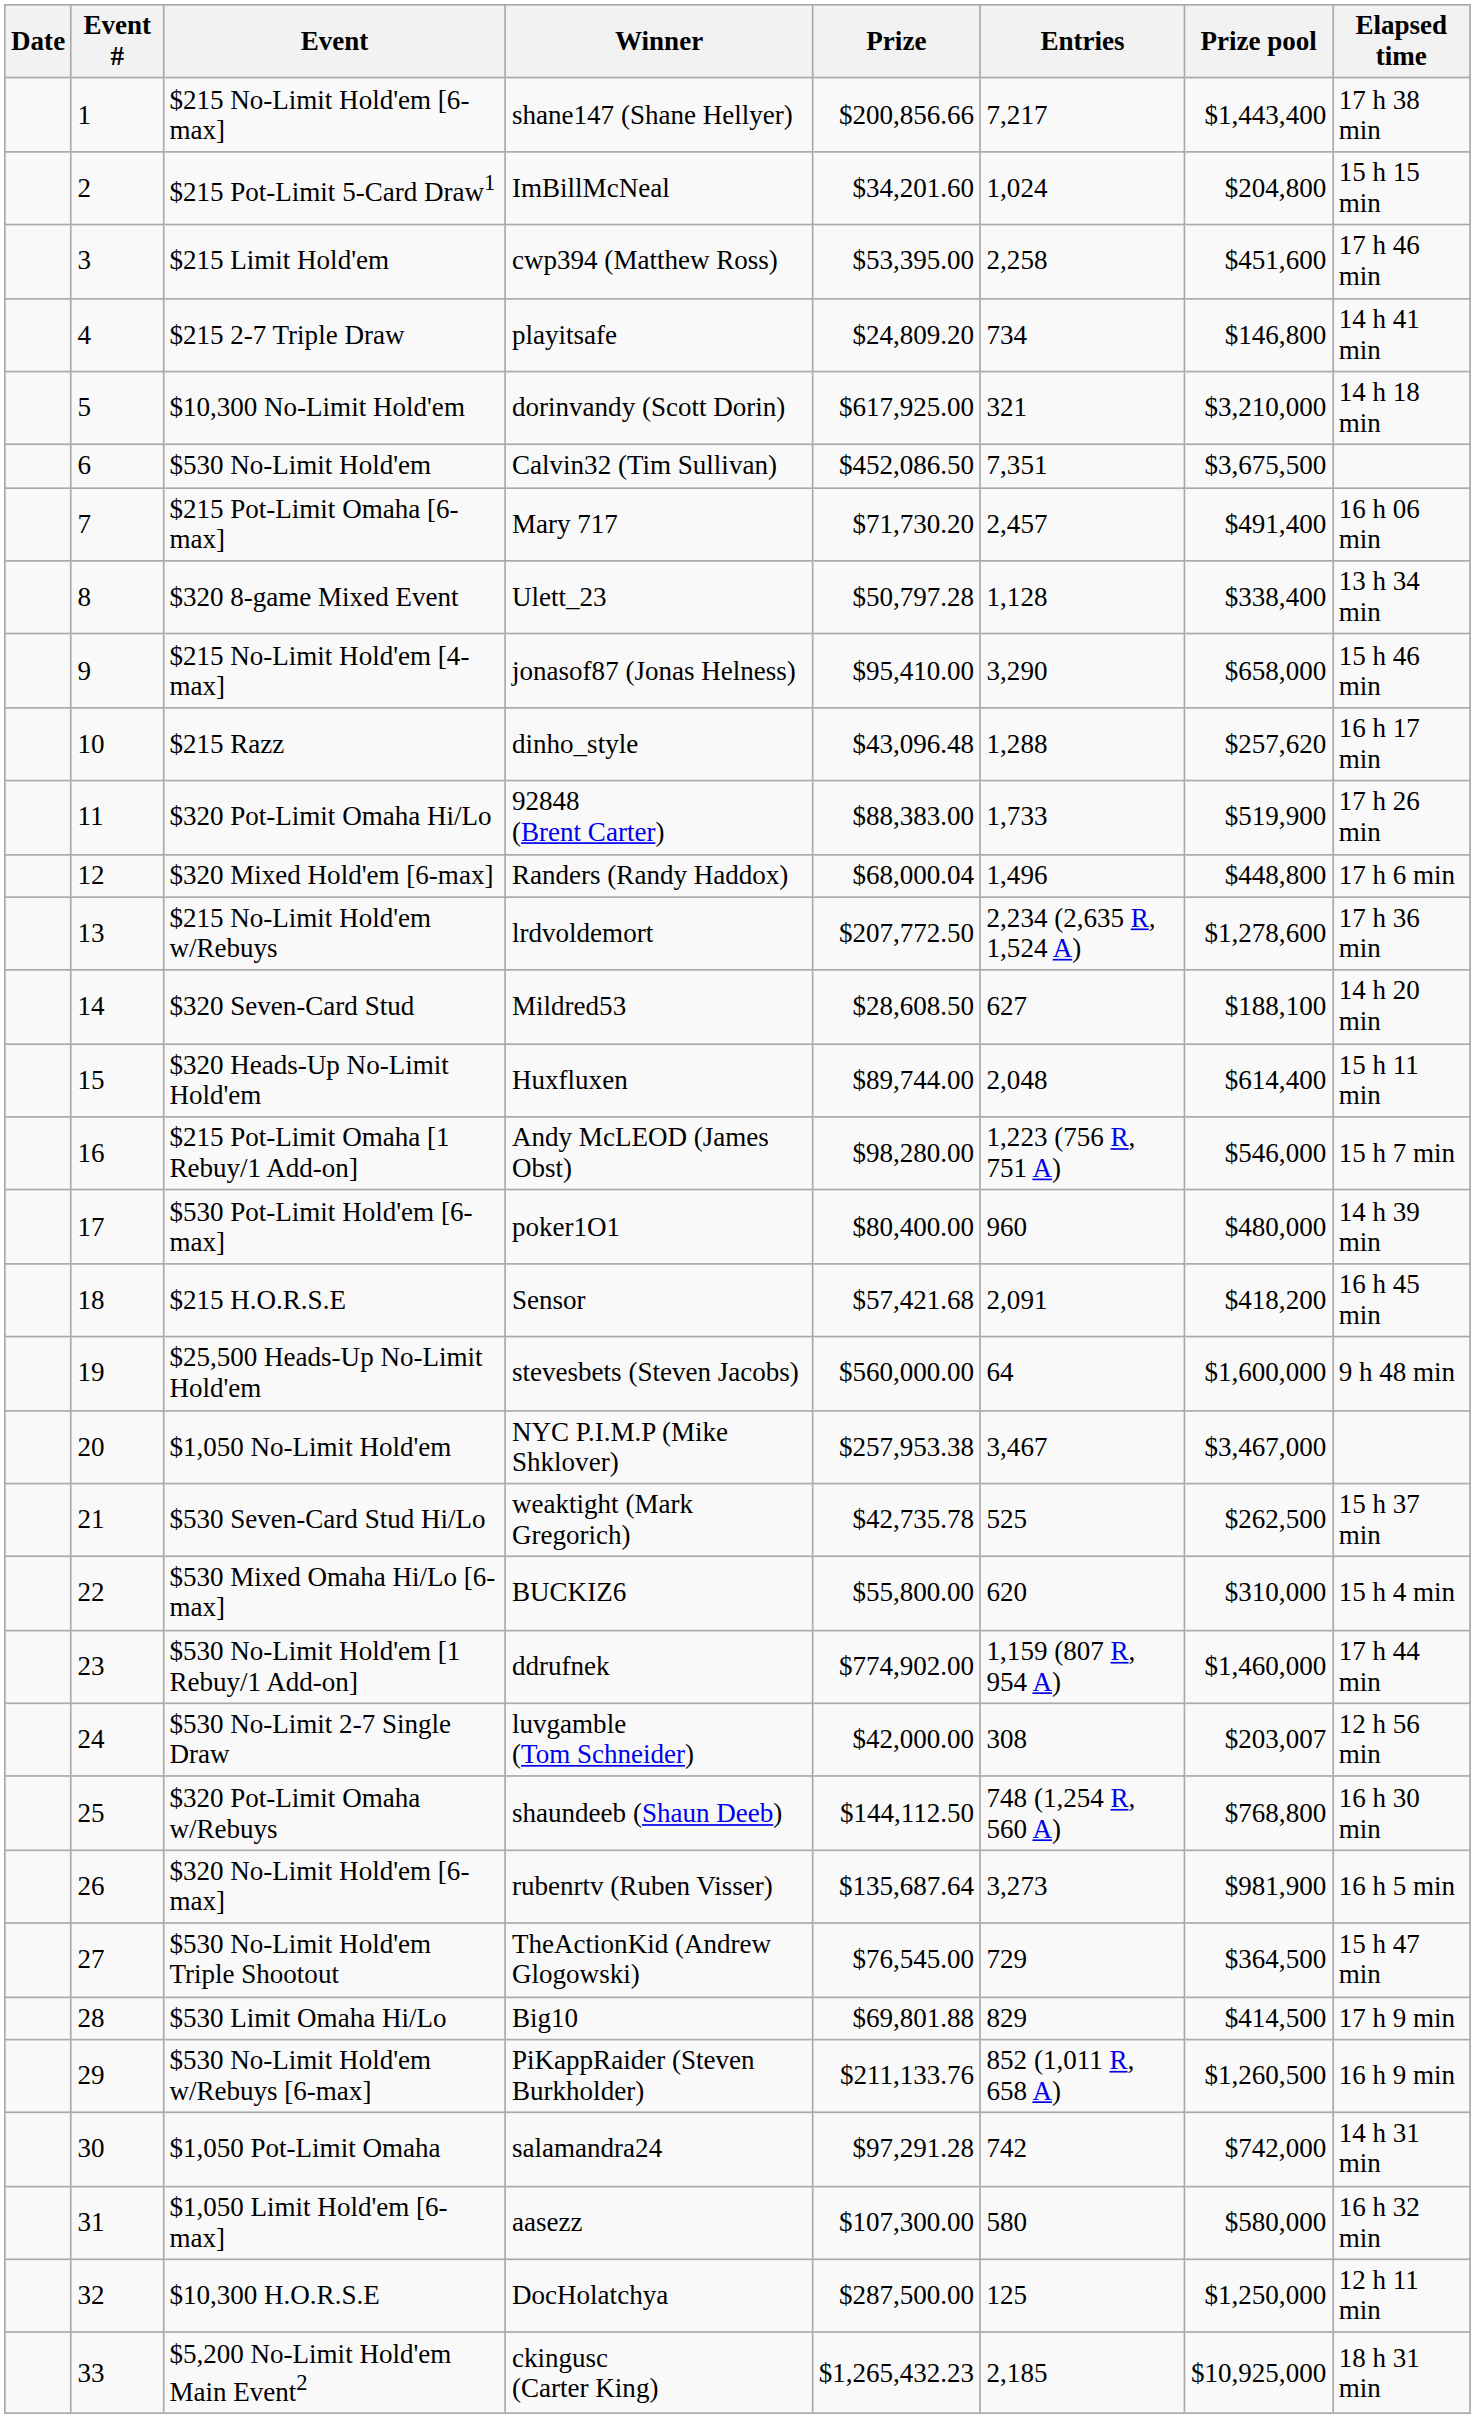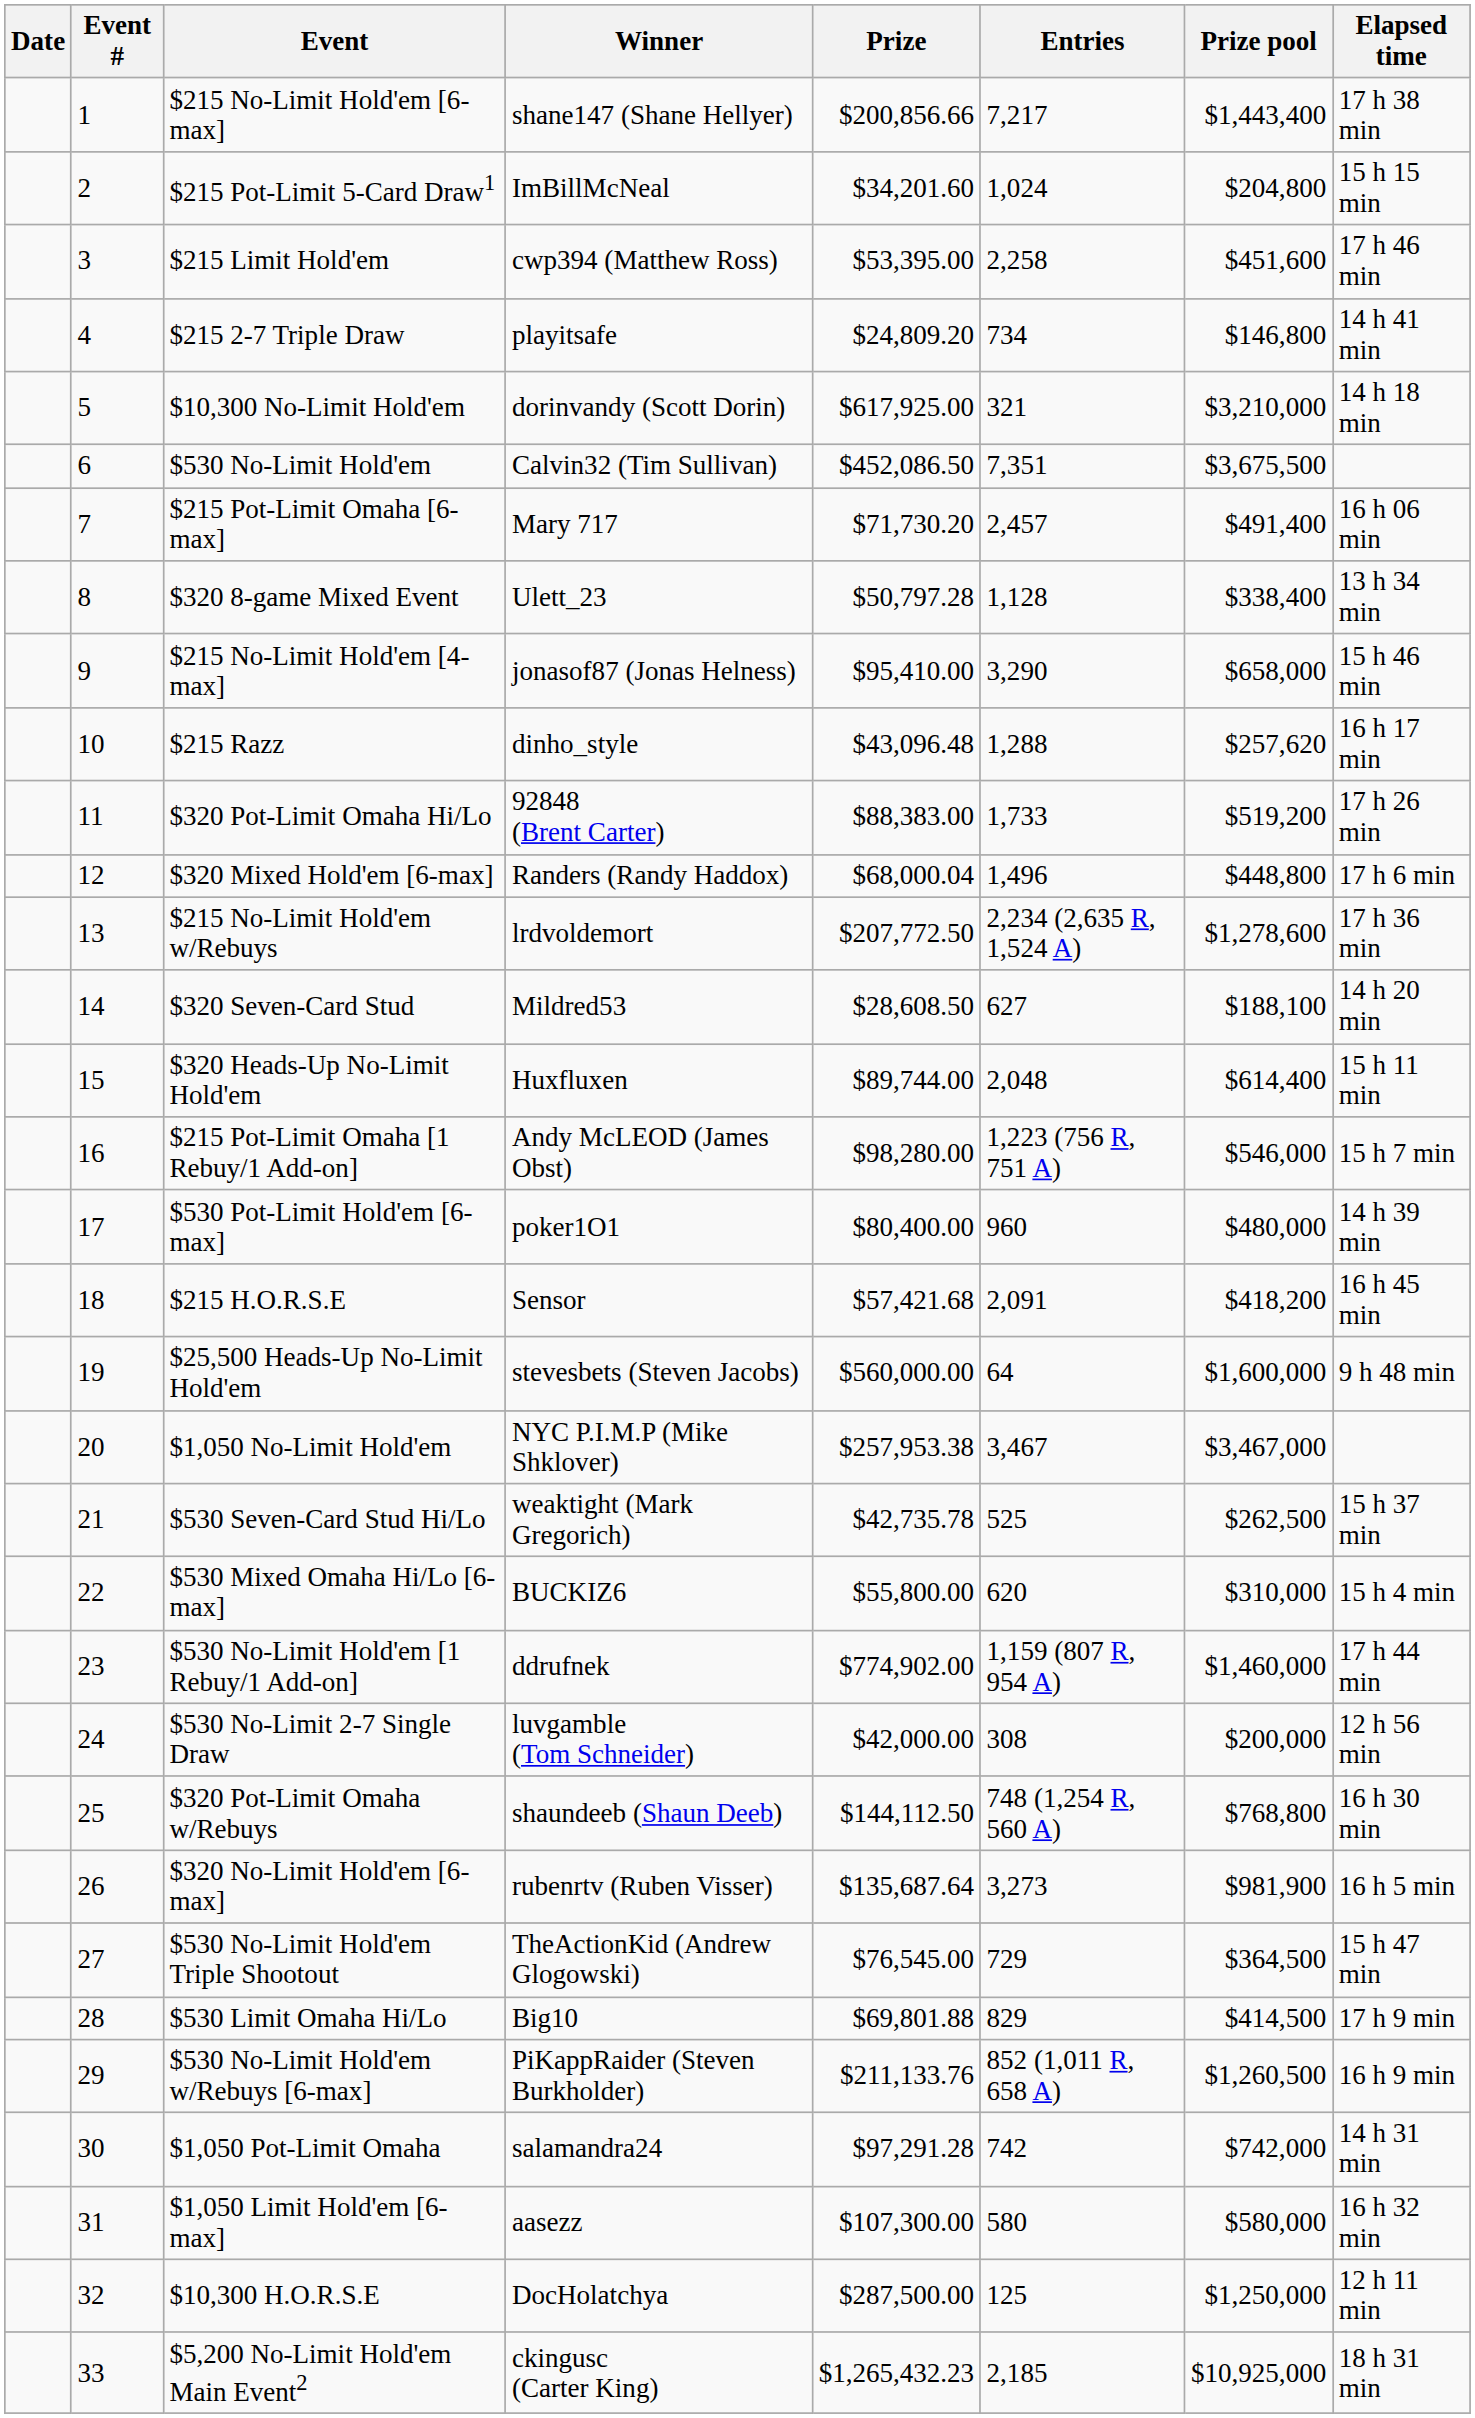(1275, 817) $519,900 -> (1275, 817) $519,200
(1275, 1739) $203,007 -> (1275, 1739) $200,000
